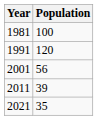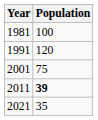(42, 69) 56 -> (42, 69) 75
(42, 87) normal -> (42, 87) bold
